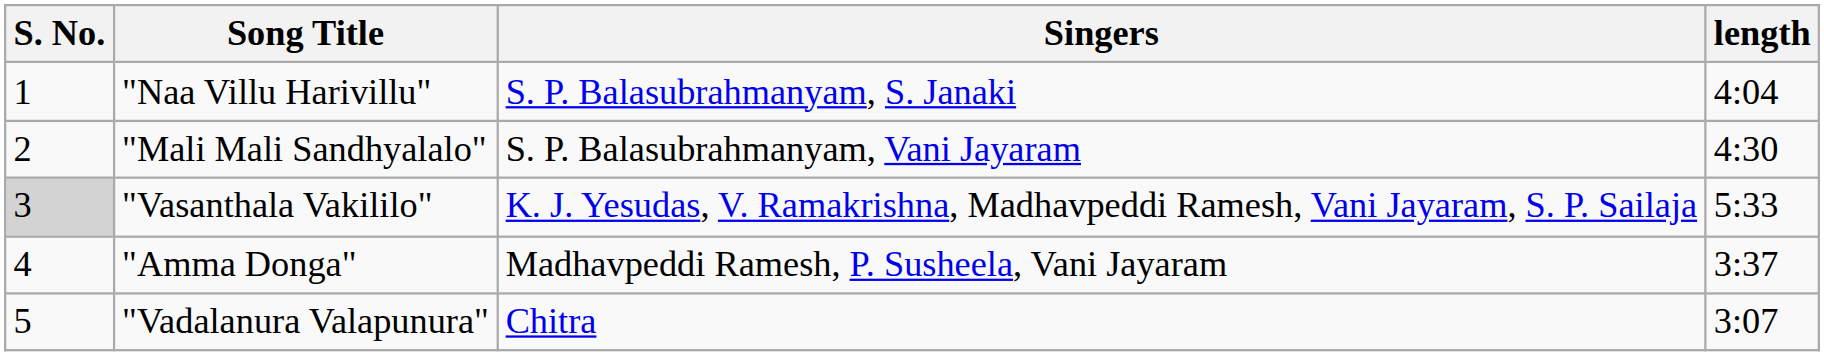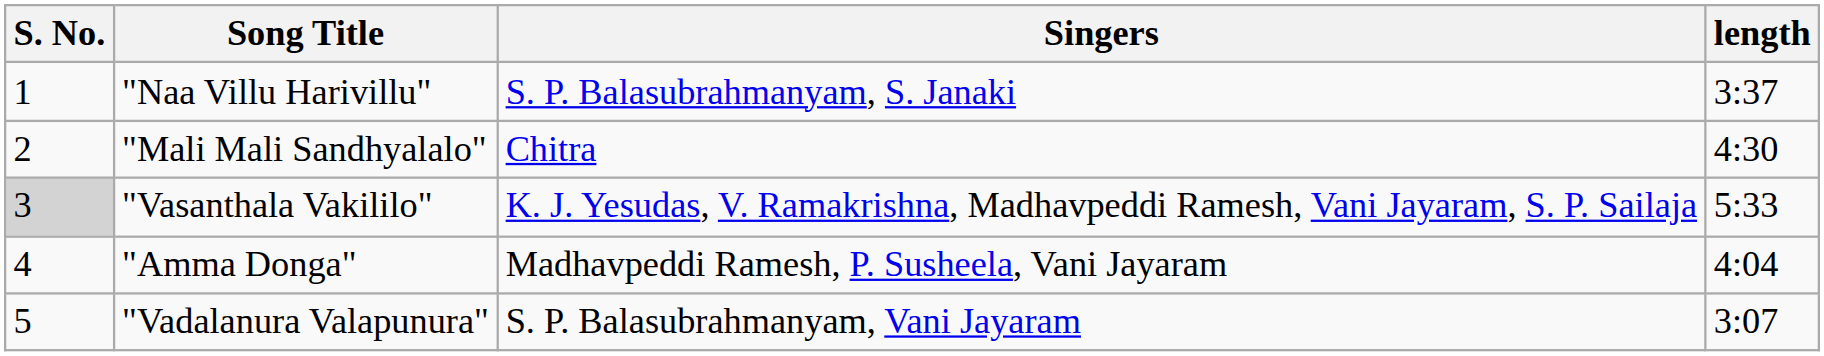(1746, 90) 4:04 -> (1746, 90) 3:37
(793, 148) S. P. Balasubrahmanyam, Vani Jayaram -> (551, 148) Chitra
(1746, 263) 3:37 -> (1746, 263) 4:04
(551, 321) Chitra -> (793, 321) S. P. Balasubrahmanyam, Vani Jayaram
